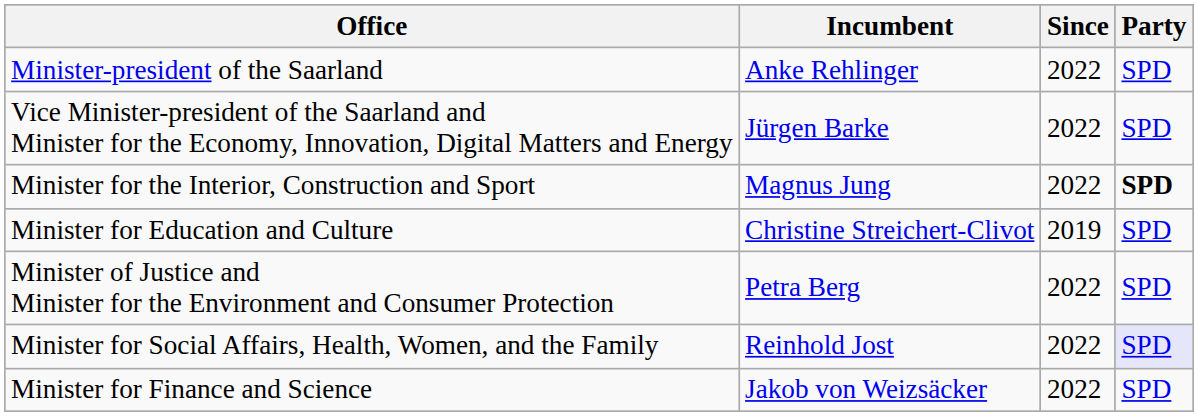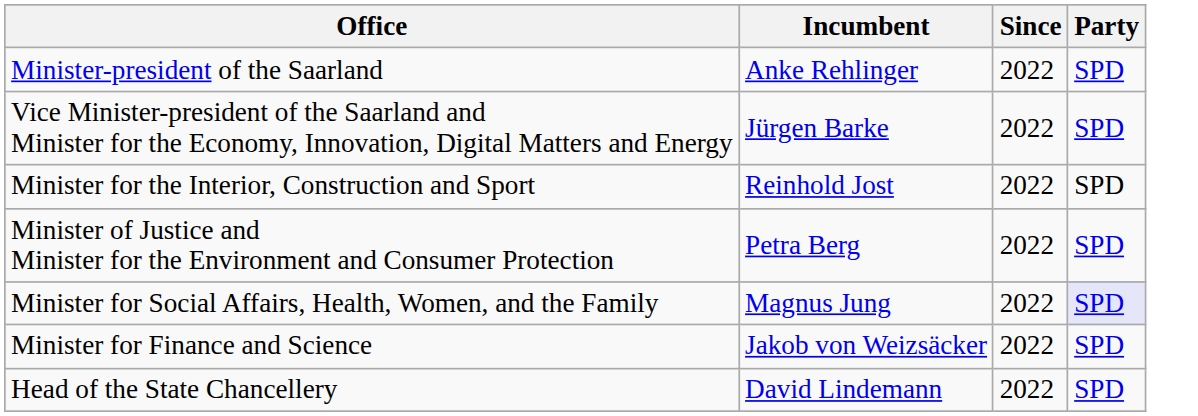(818, 186) Magnus Jung -> (819, 186) Reinhold Jost
(1147, 186) bold -> (1099, 186) normal
- row: (202, 229)
(819, 346) Reinhold Jost -> (818, 302) Magnus Jung
+ row: (174, 389)
